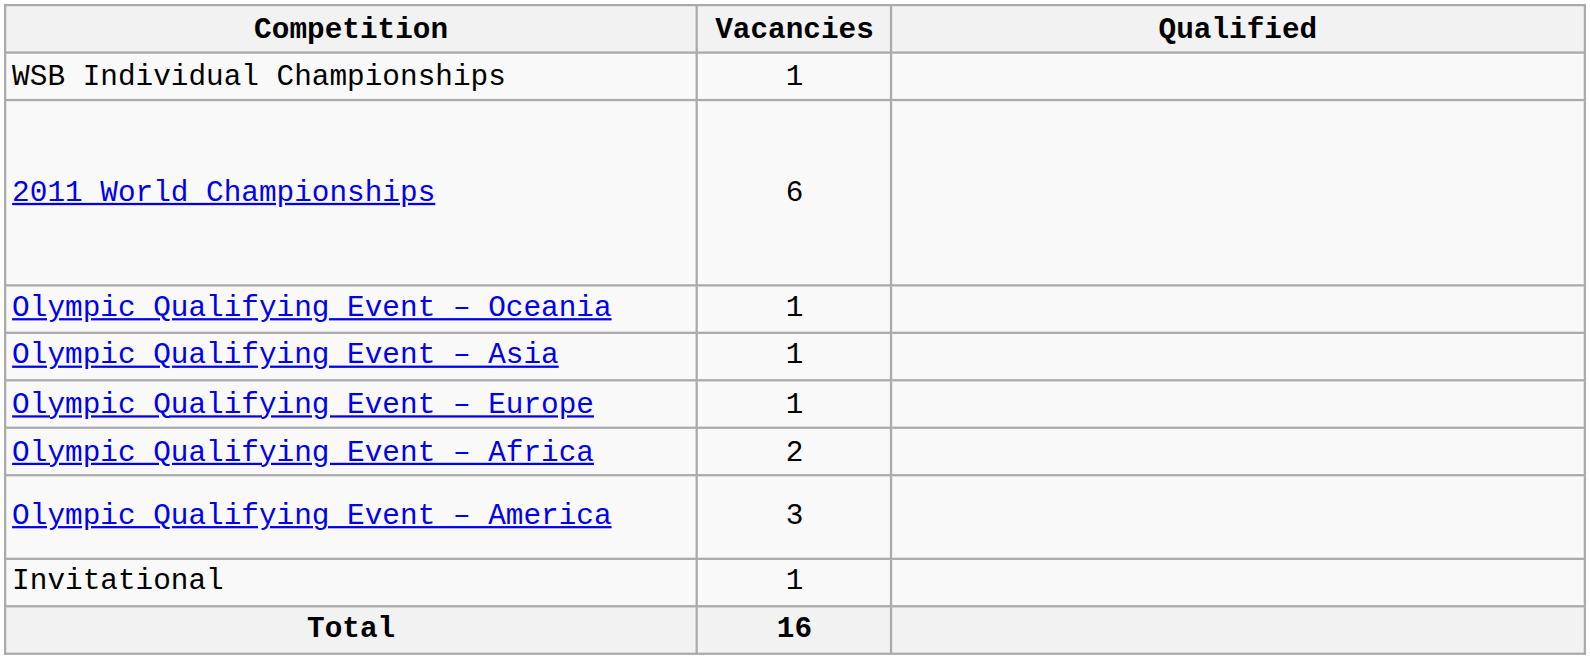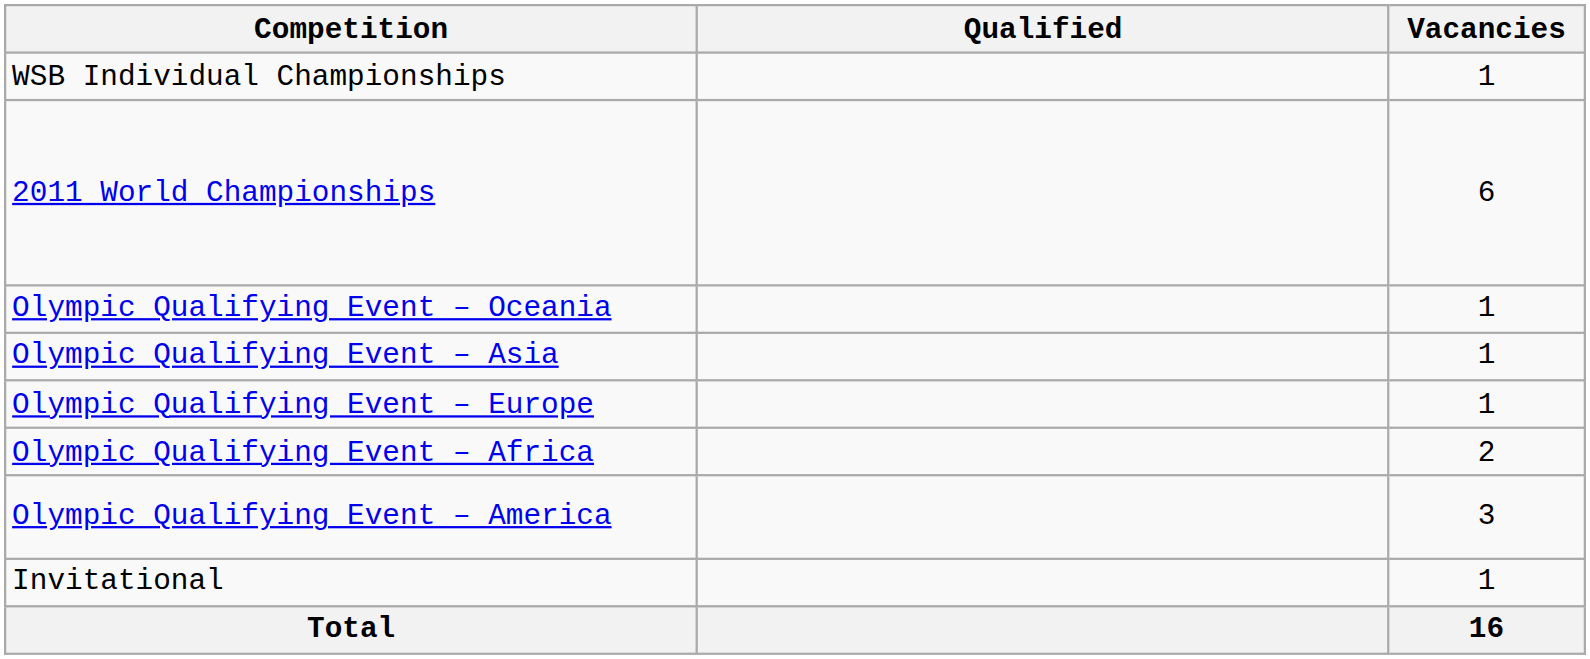columns swapped: (795, 29) <-> (1238, 29)
